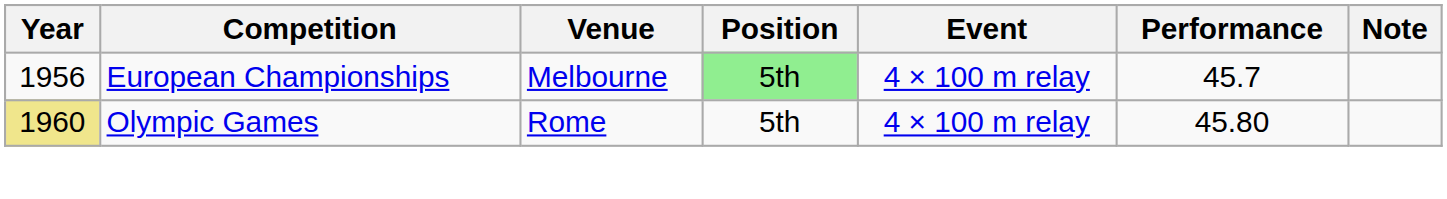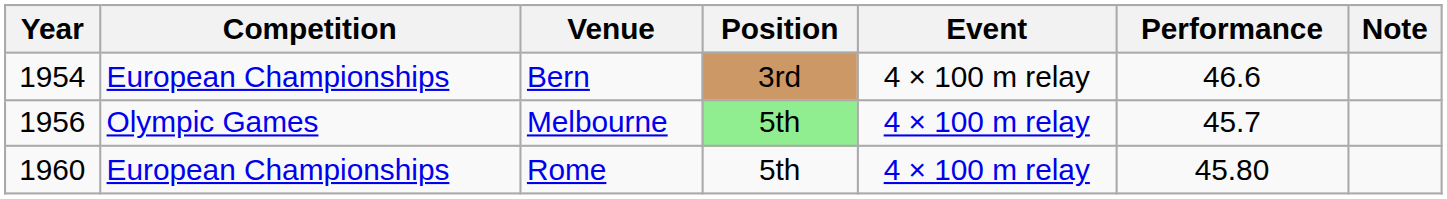+ row: (558, 76)
(278, 76) European Championships -> (213, 123) Olympic Games
(52, 123) khaki background -> (52, 170) no background
(213, 123) Olympic Games -> (278, 170) European Championships
